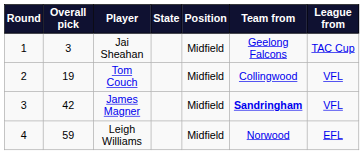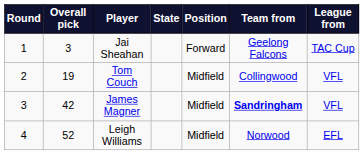(206, 48) Midfield -> (206, 48) Forward
(68, 135) 59 -> (68, 135) 52
